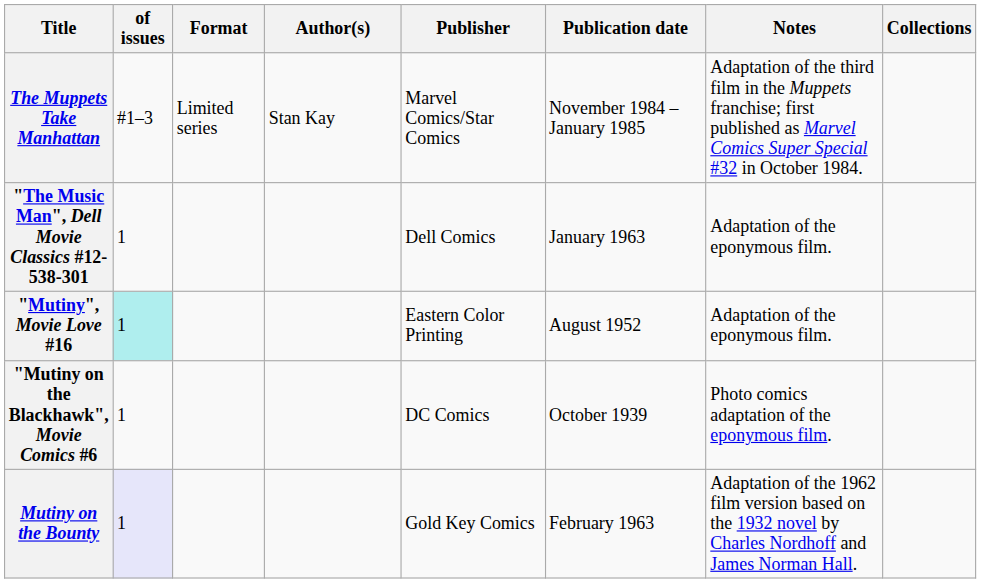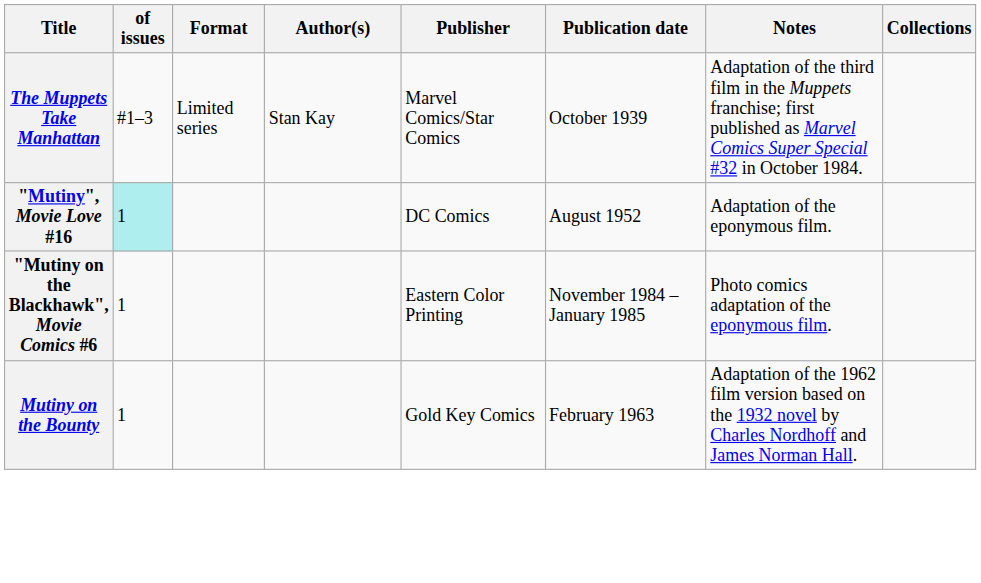(614, 117) November 1984 – January 1985 -> (598, 117) October 1939
- row: (59, 236)
(455, 325) Eastern Color Printing -> (447, 216) DC Comics
(447, 414) DC Comics -> (455, 305) Eastern Color Printing
(598, 414) October 1939 -> (614, 305) November 1984 – January 1985
(122, 523) lavender background -> (122, 414) no background
